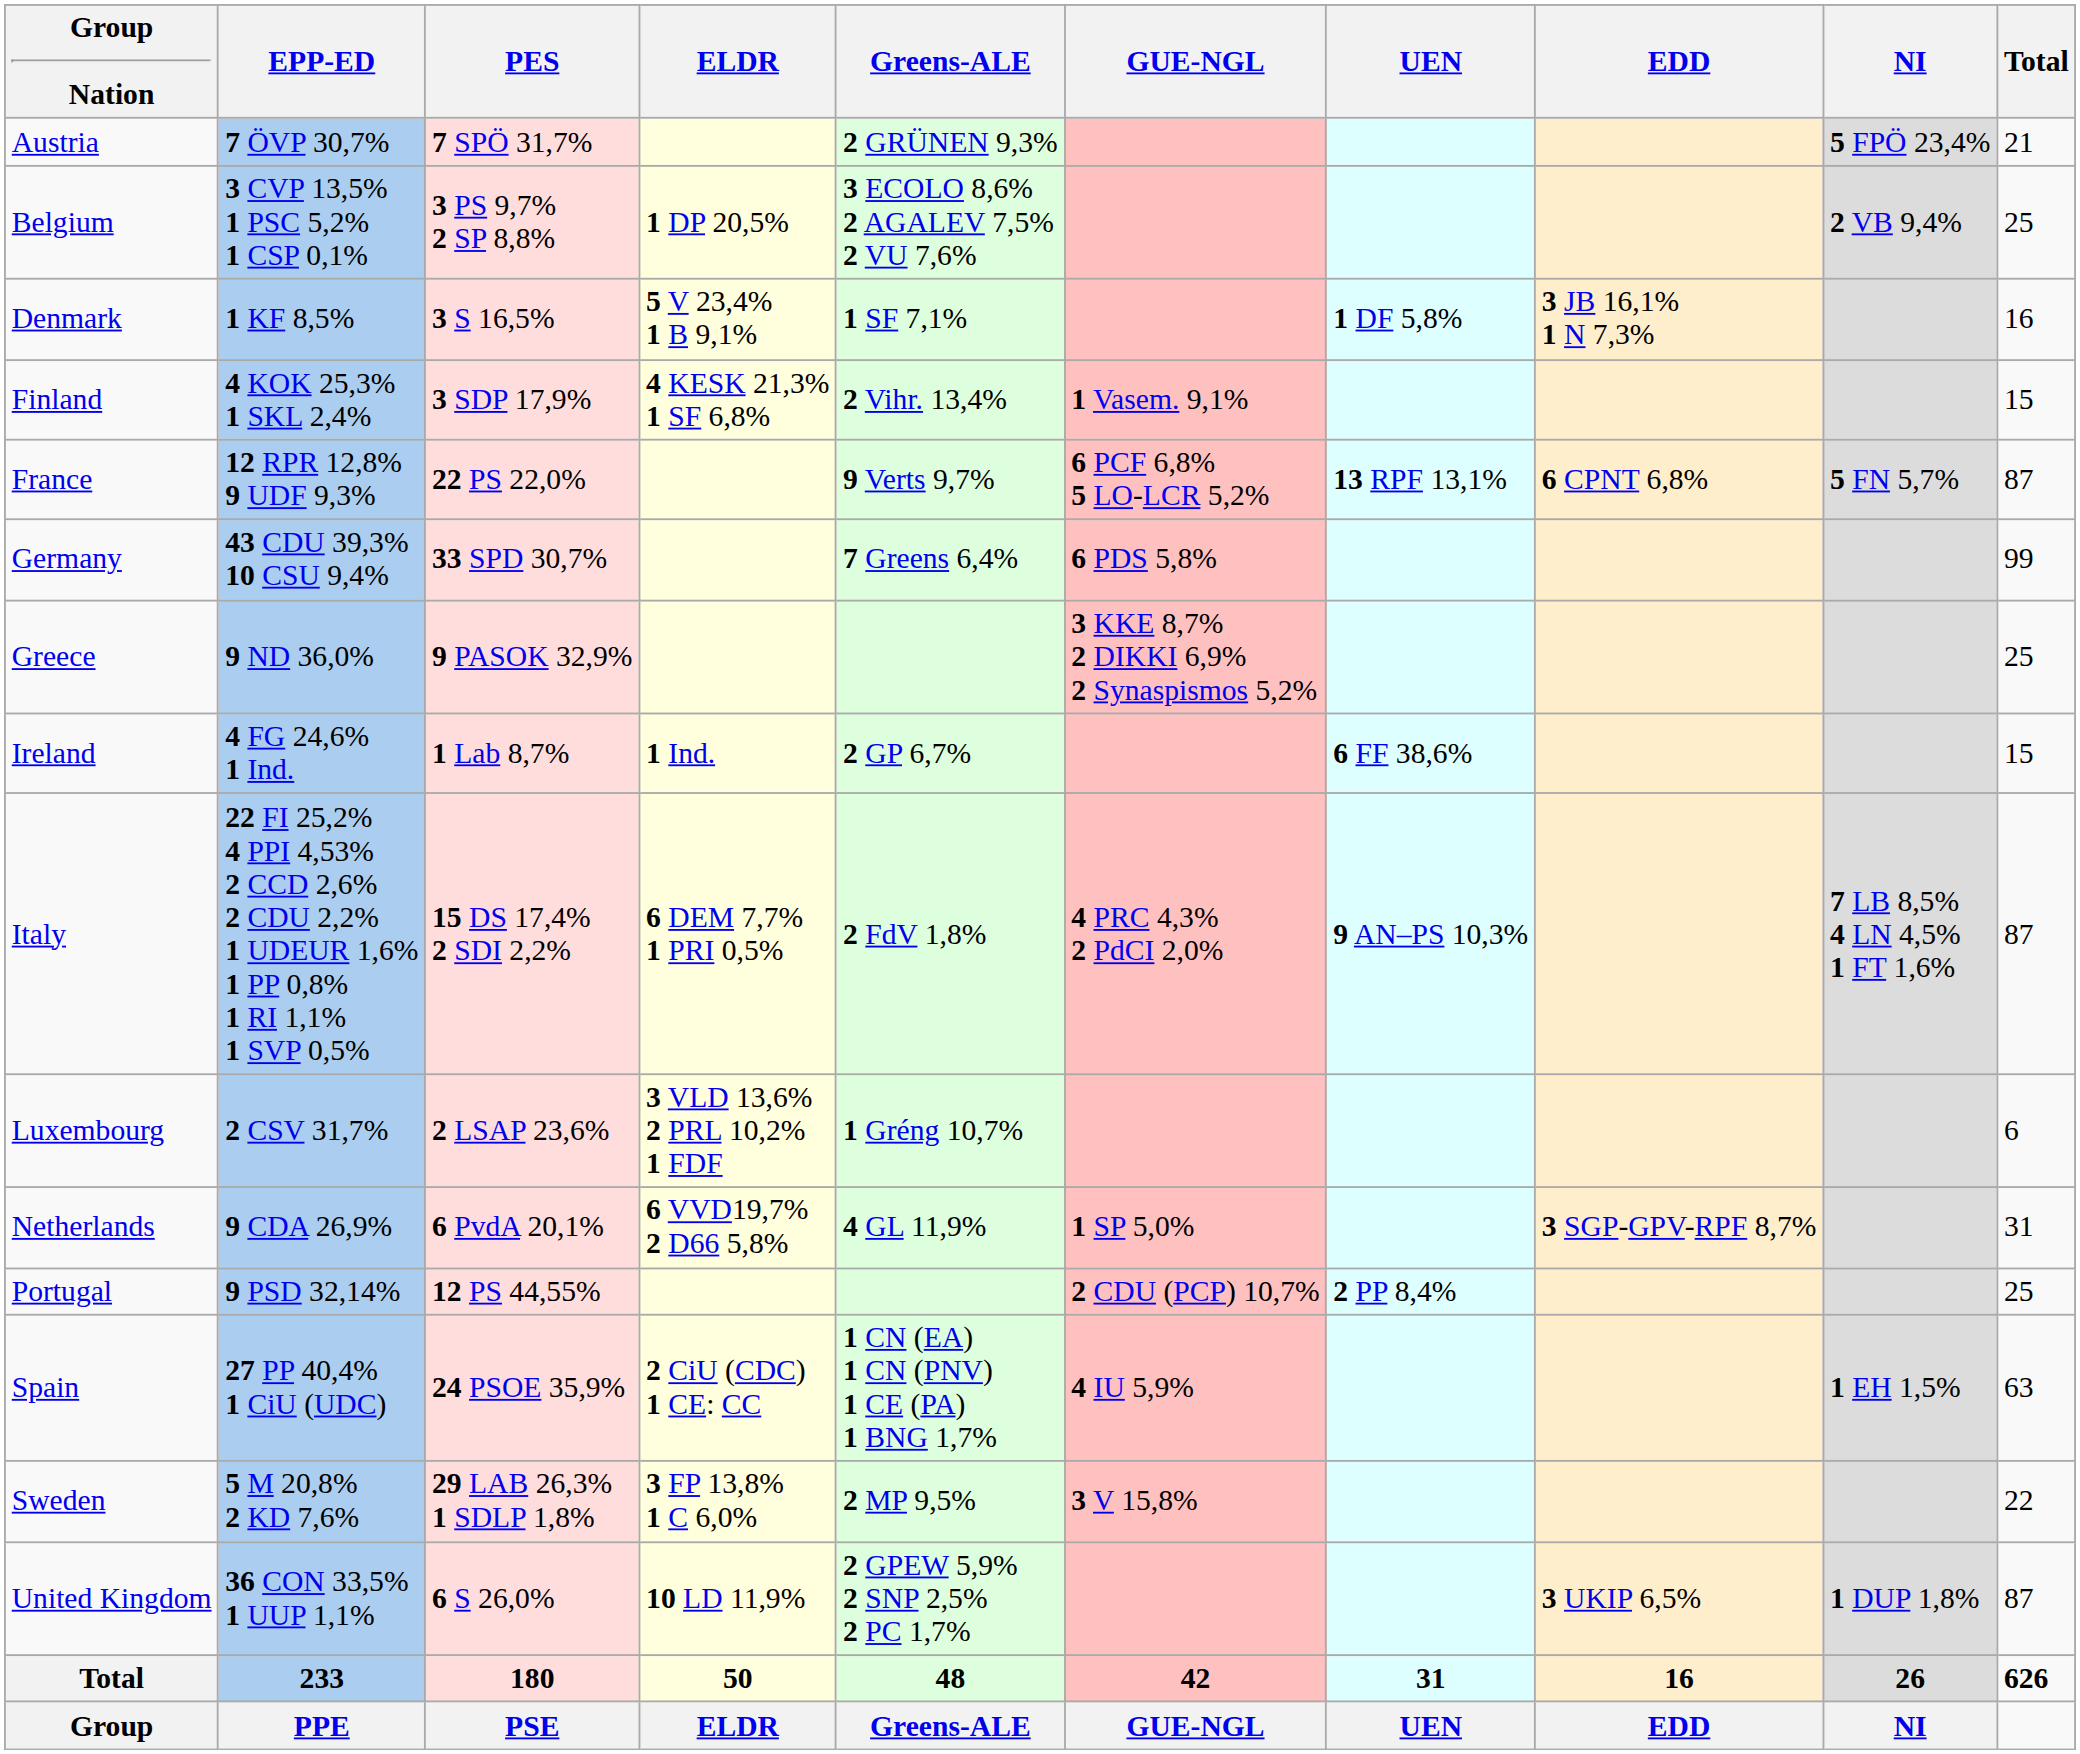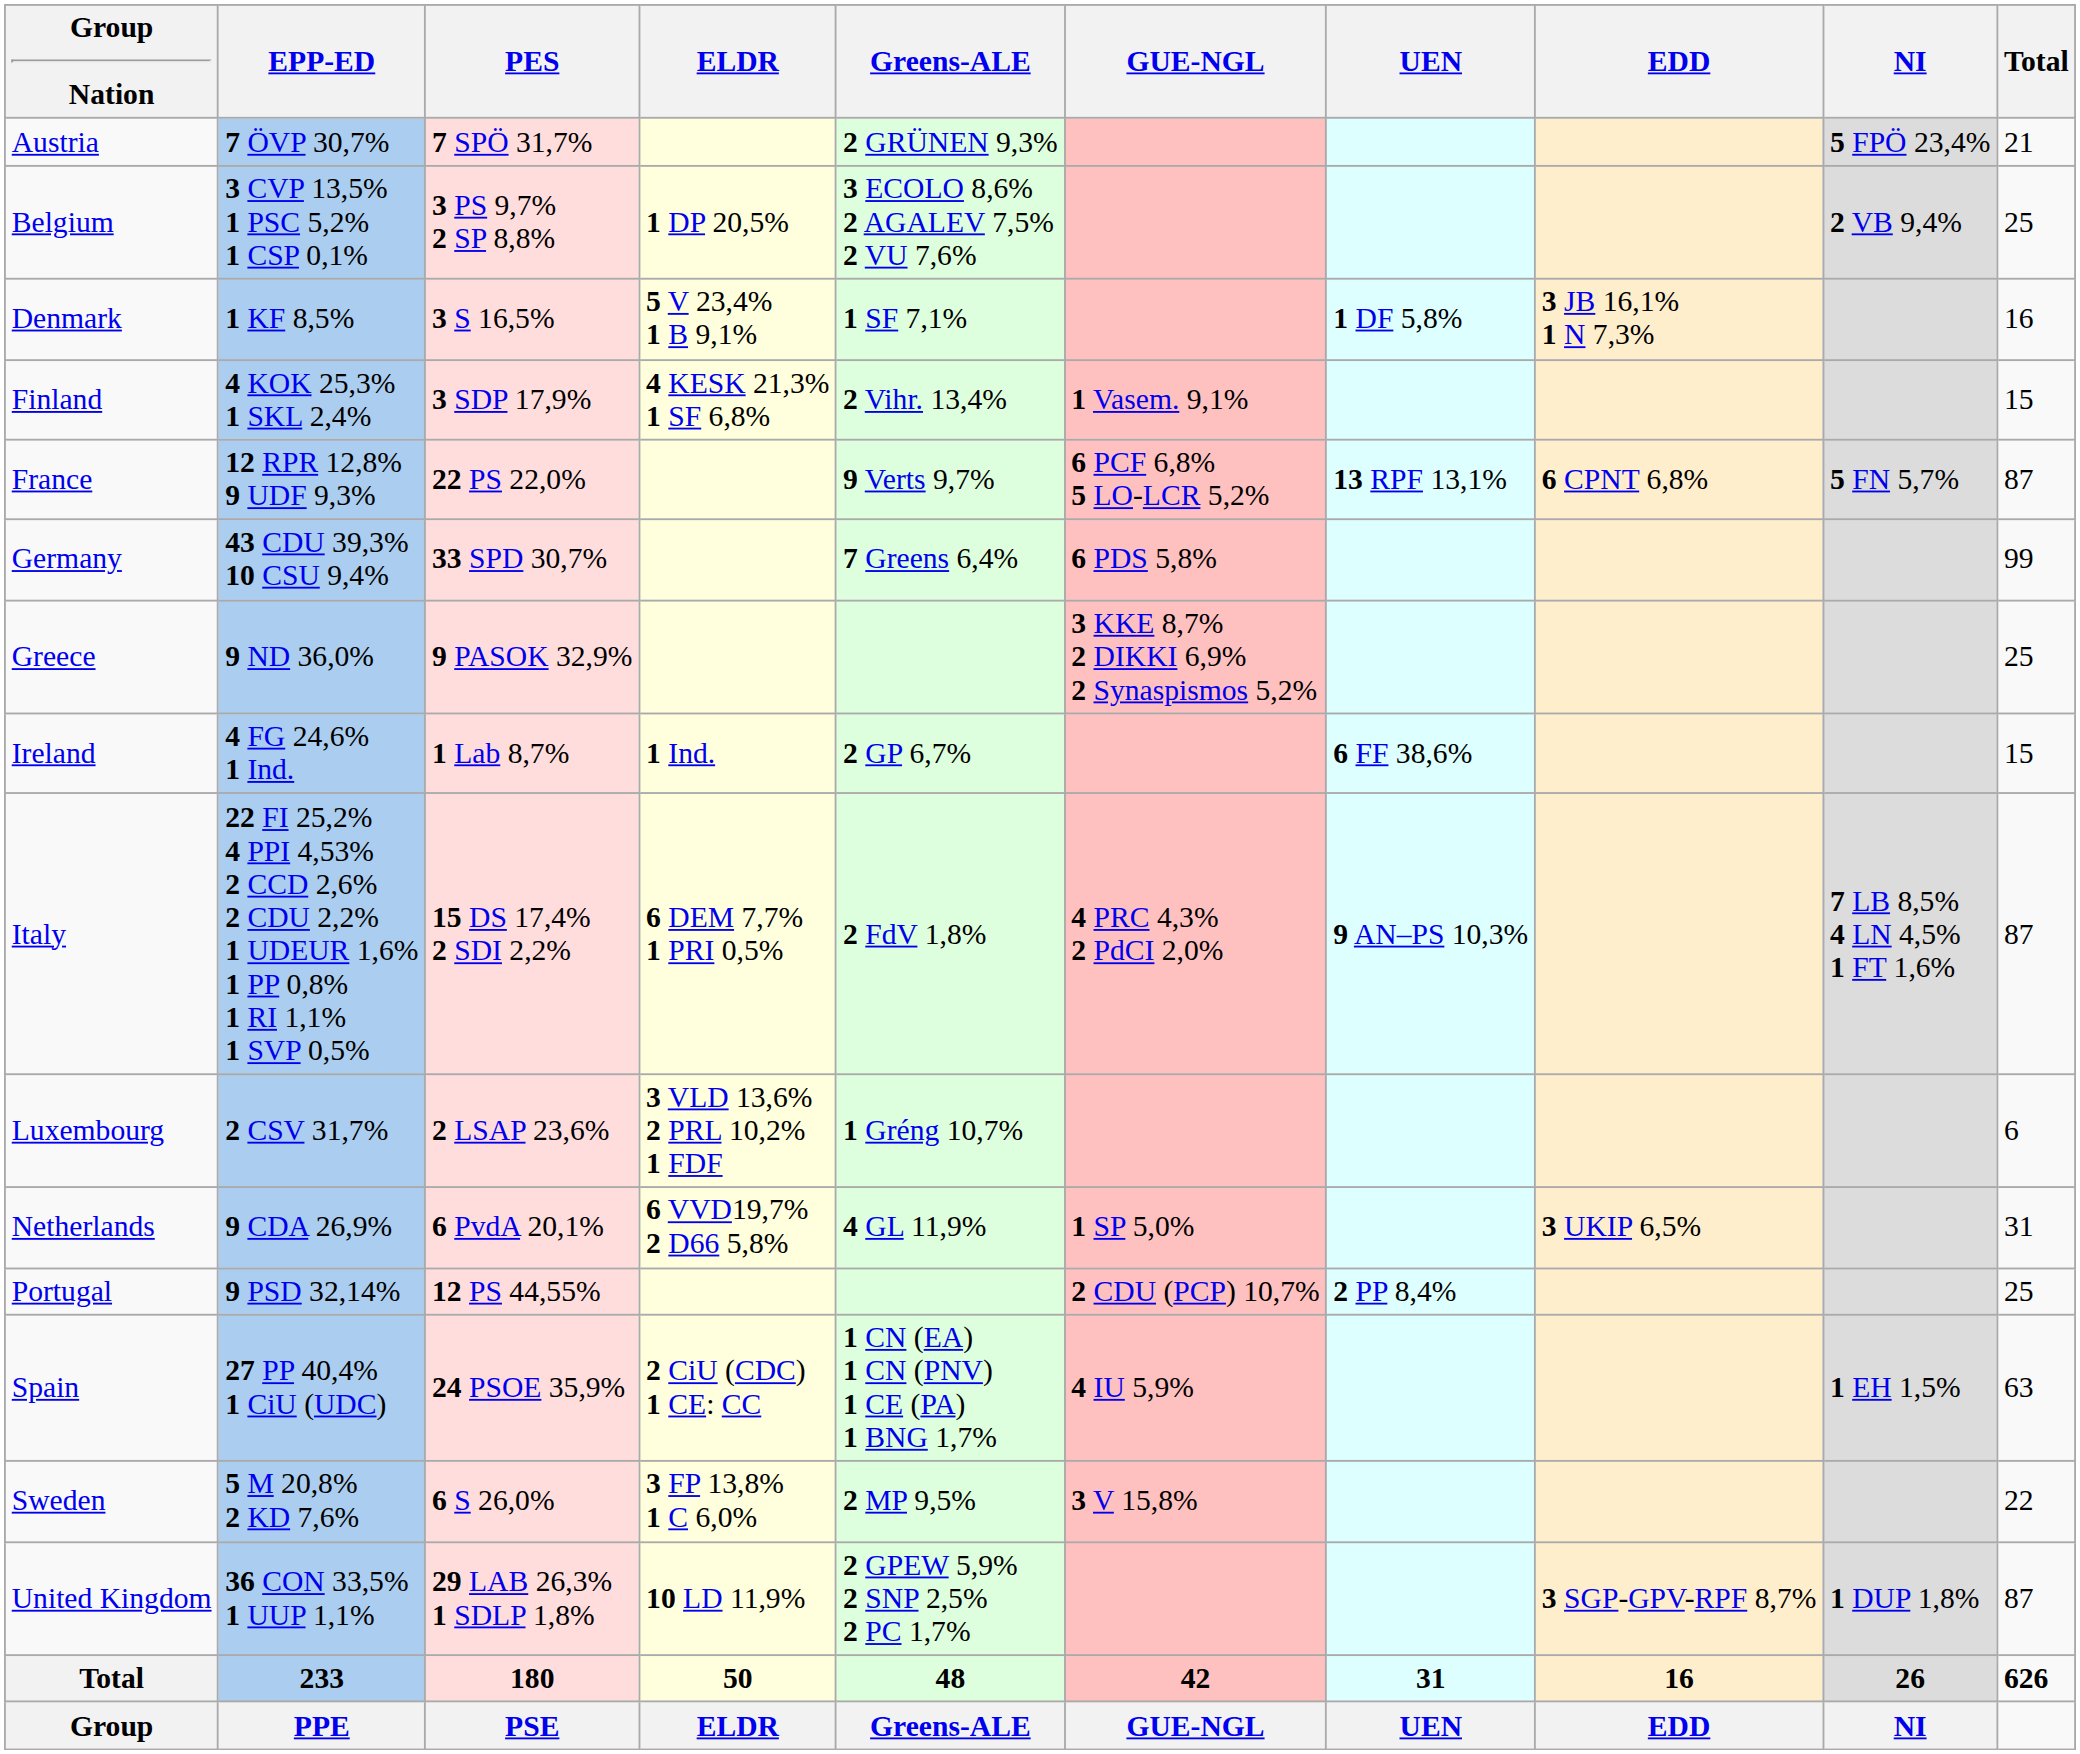(1679, 1227) 3 SGP-GPV-RPF 8,7% -> (1621, 1227) 3 UKIP 6,5%
(522, 1501) 29 LAB 26,3% 1 SDLP 1,8% -> (493, 1501) 6 S 26,0%
(493, 1597) 6 S 26,0% -> (522, 1597) 29 LAB 26,3% 1 SDLP 1,8%
(1621, 1597) 3 UKIP 6,5% -> (1679, 1597) 3 SGP-GPV-RPF 8,7%
